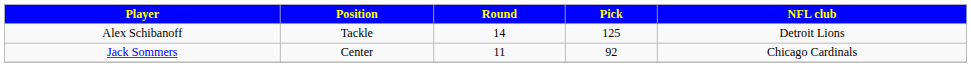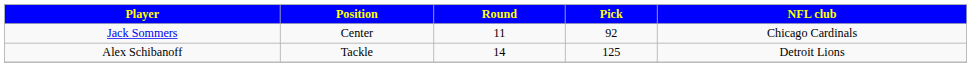rows swapped: (142, 52) <-> (142, 33)
